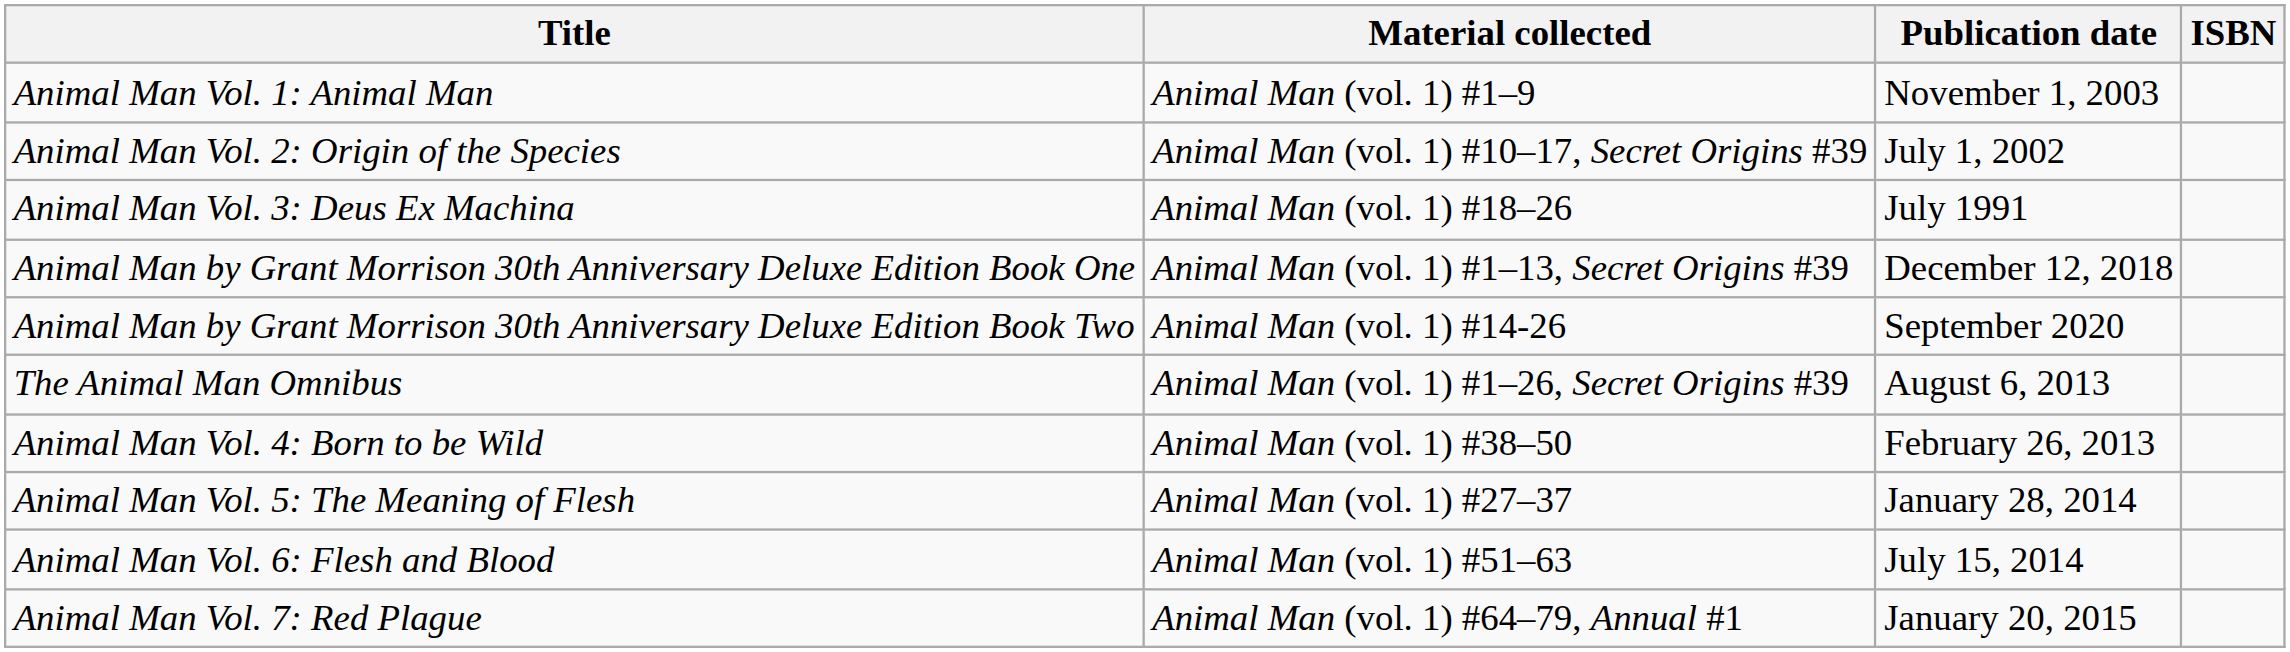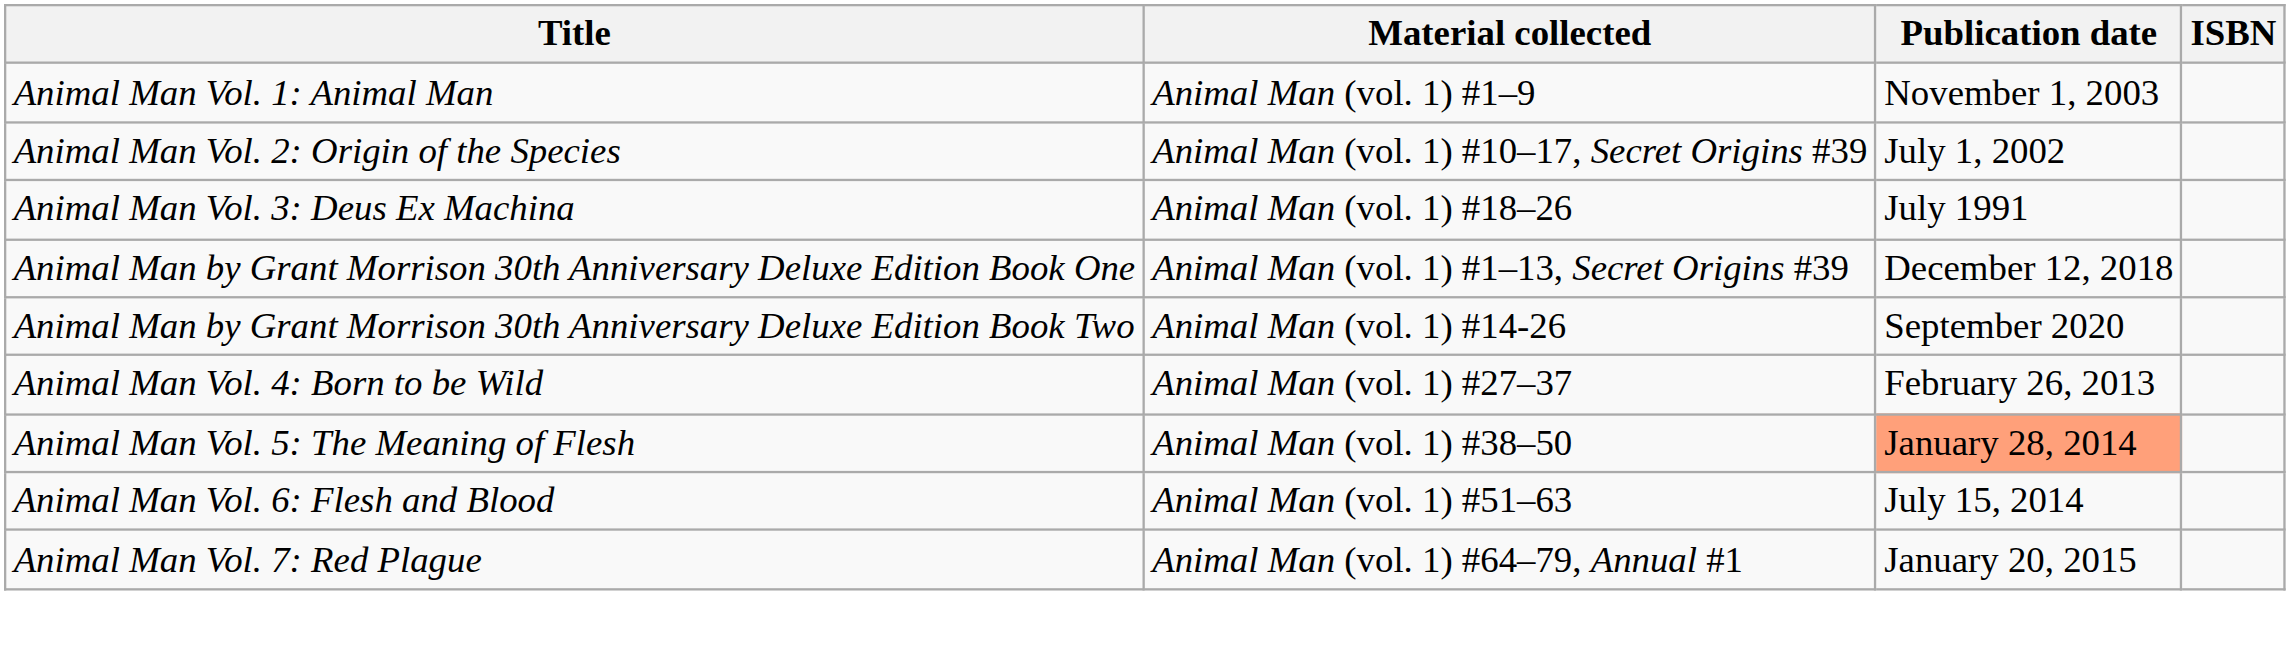- row: (208, 383)
(1362, 442) Animal Man (vol. 1) #38–50 -> (1362, 383) Animal Man (vol. 1) #27–37
(1362, 500) Animal Man (vol. 1) #27–37 -> (1362, 442) Animal Man (vol. 1) #38–50
(2011, 500) no background -> (2011, 442) lightsalmon background
